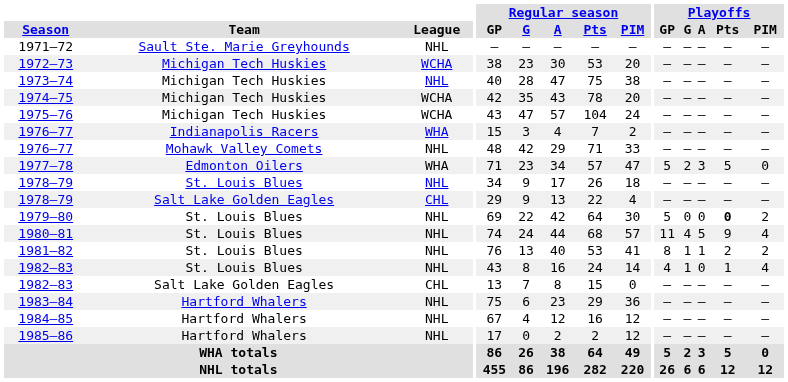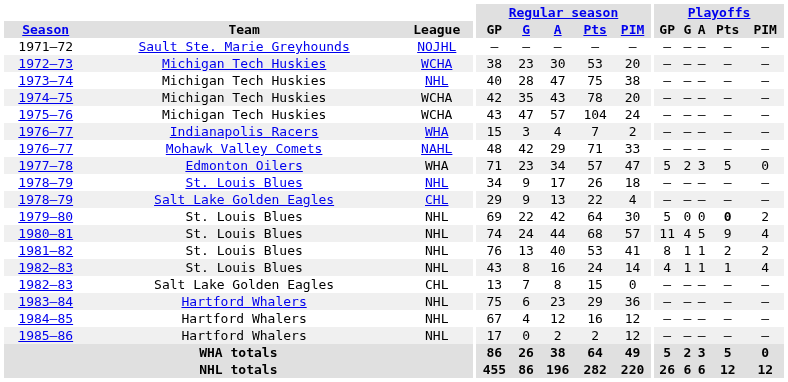(437, 46) NHL -> (437, 46) NOJHL
(437, 148) NHL -> (437, 148) NAHL
(702, 268) 0 -> (702, 268) 1
